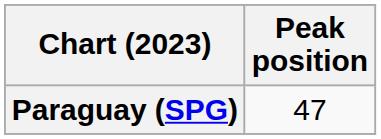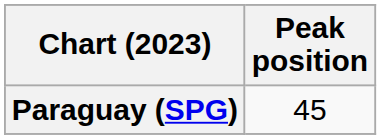(310, 109) 47 -> (310, 109) 45
